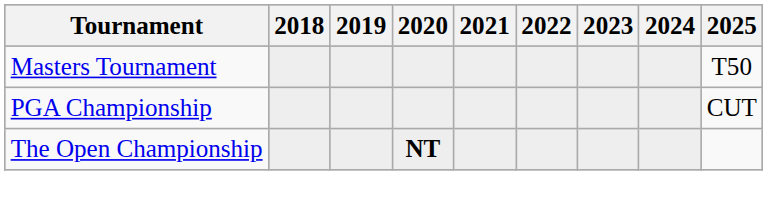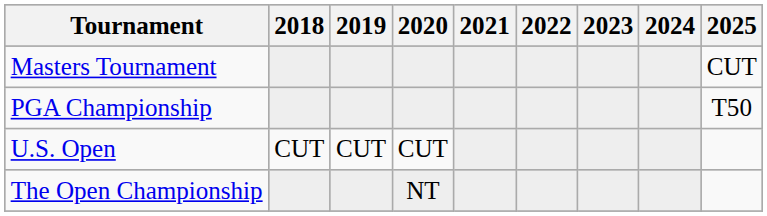(732, 66) T50 -> (732, 66) CUT
(732, 108) CUT -> (732, 108) T50
+ row: (63, 149)
(423, 149) bold -> (423, 190) normal
